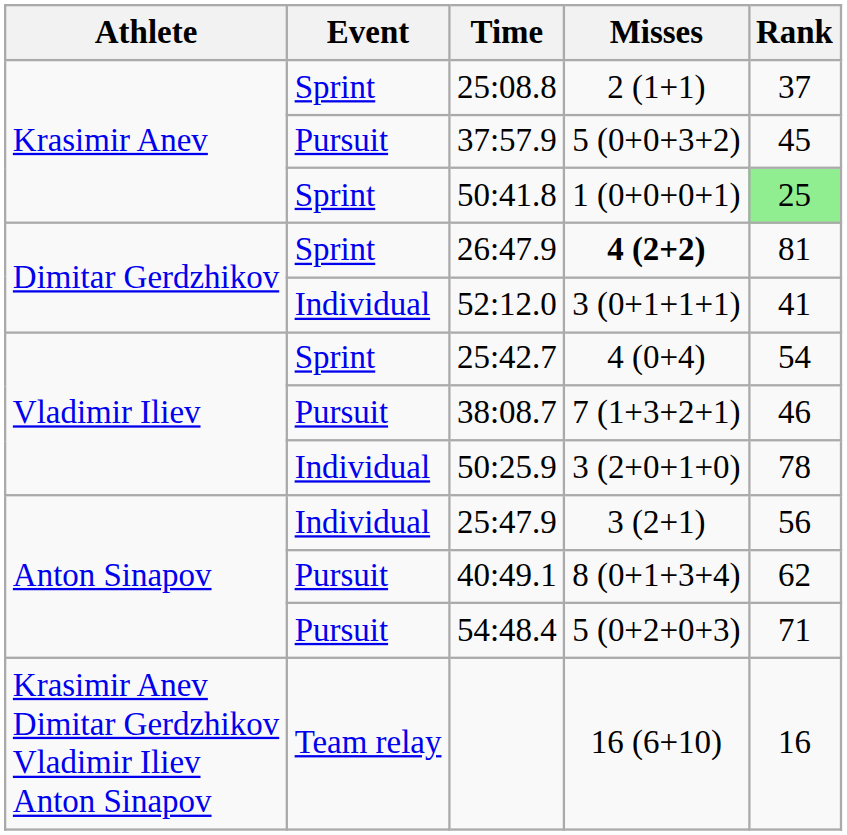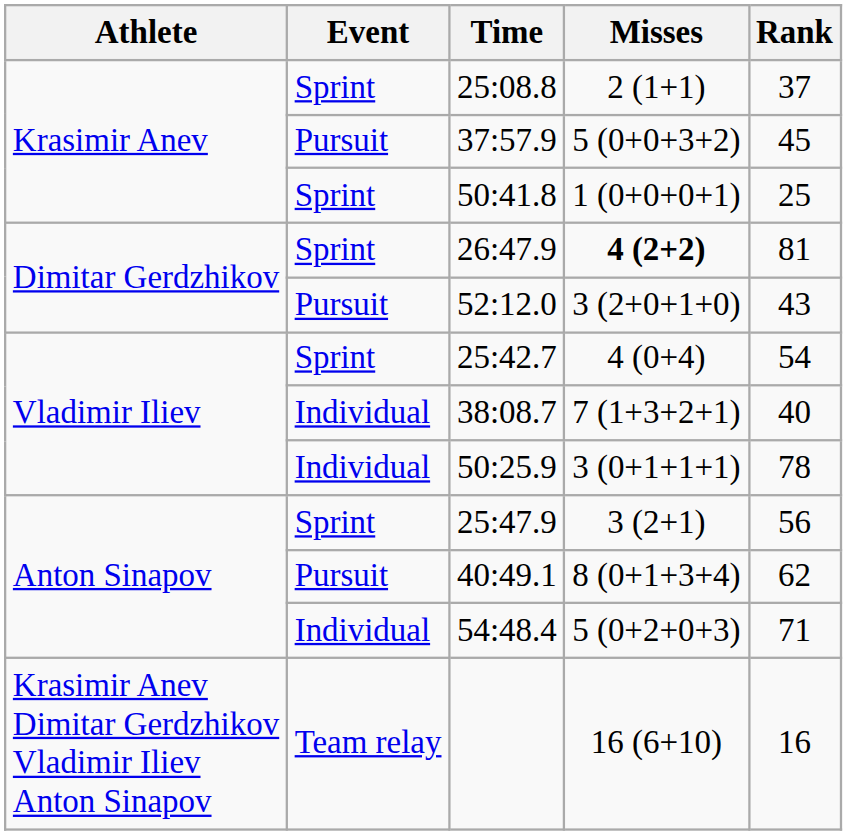(794, 195) lightgreen background -> (794, 195) no background
(362, 304) Individual -> (341, 304) Pursuit
(656, 304) 3 (0+1+1+1) -> (656, 304) 3 (2+0+1+0)
(794, 304) 41 -> (794, 304) 43
(341, 412) Pursuit -> (362, 412) Individual
(794, 412) 46 -> (794, 412) 40
(656, 467) 3 (2+0+1+0) -> (656, 467) 3 (0+1+1+1)
(362, 521) Individual -> (335, 521) Sprint
(341, 630) Pursuit -> (362, 630) Individual
